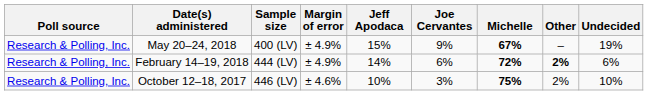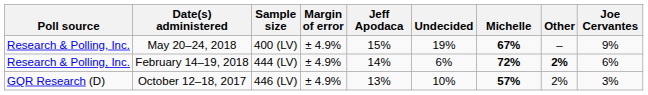columns swapped: (445, 20) <-> (611, 27)
(69, 81) Research & Polling, Inc. -> (56, 81) GQR Research (D)
(323, 81) ± 4.6% -> (323, 81) ± 4.9%
(379, 81) 10% -> (379, 81) 13%
(510, 81) 75% -> (509, 81) 57%
